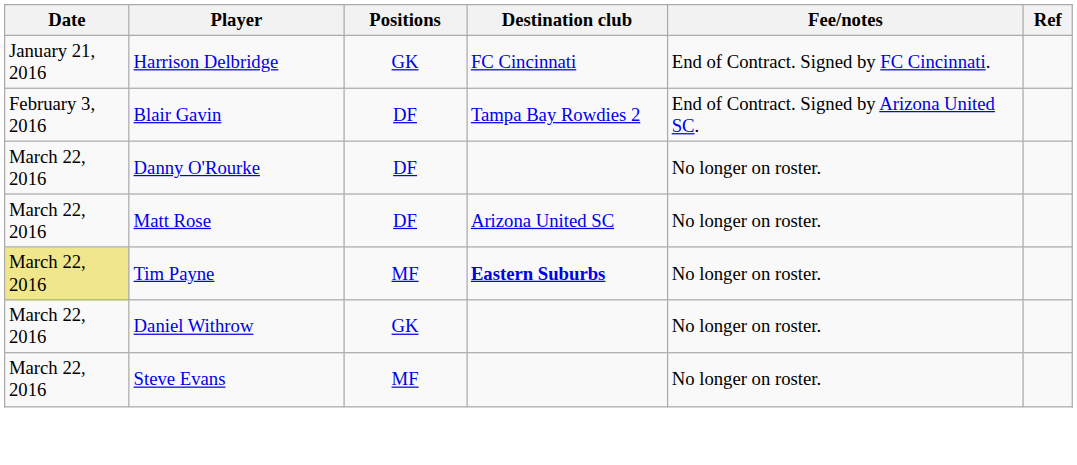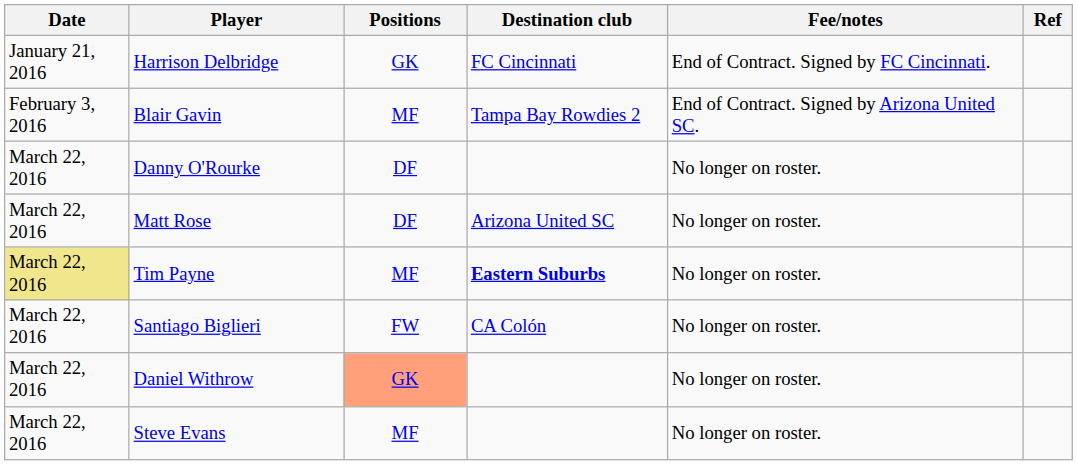(405, 114) DF -> (405, 114) MF
+ row: (197, 326)
(405, 326) no background -> (405, 379) lightsalmon background
